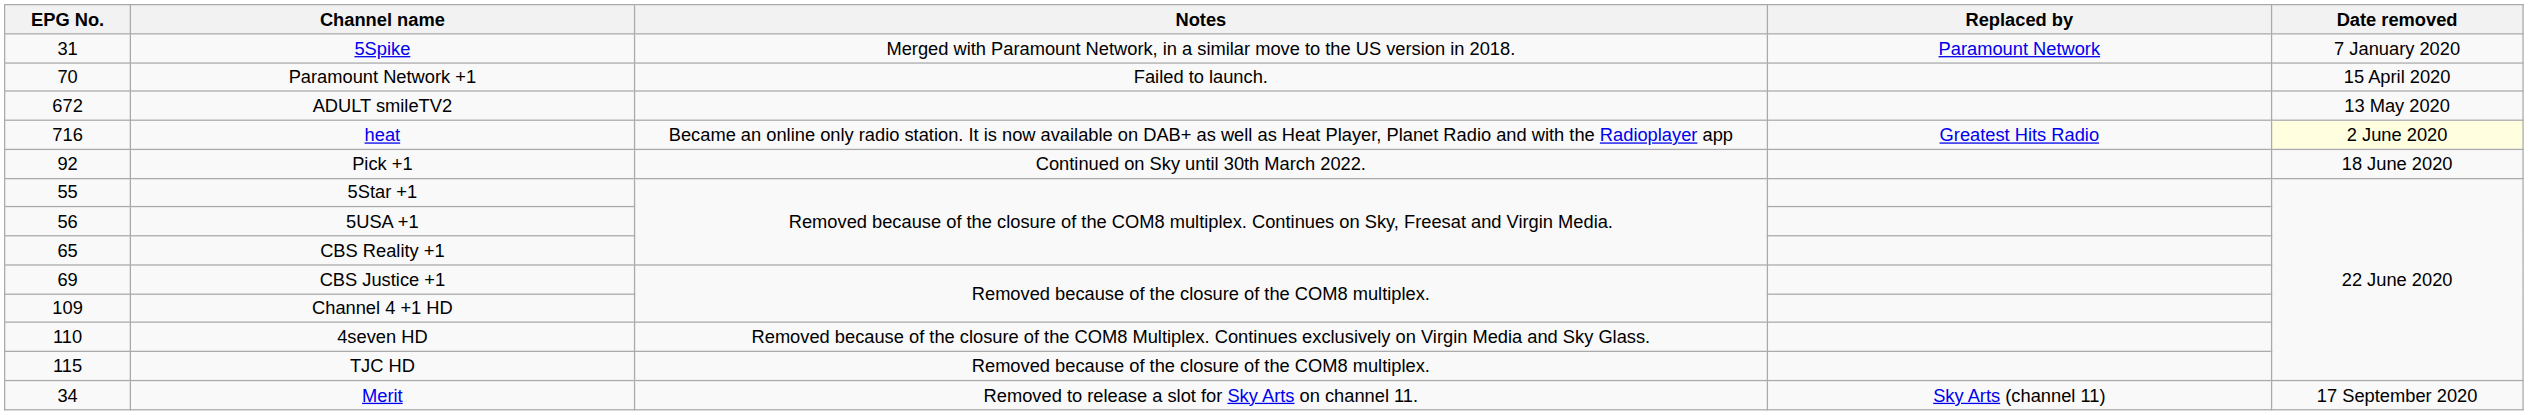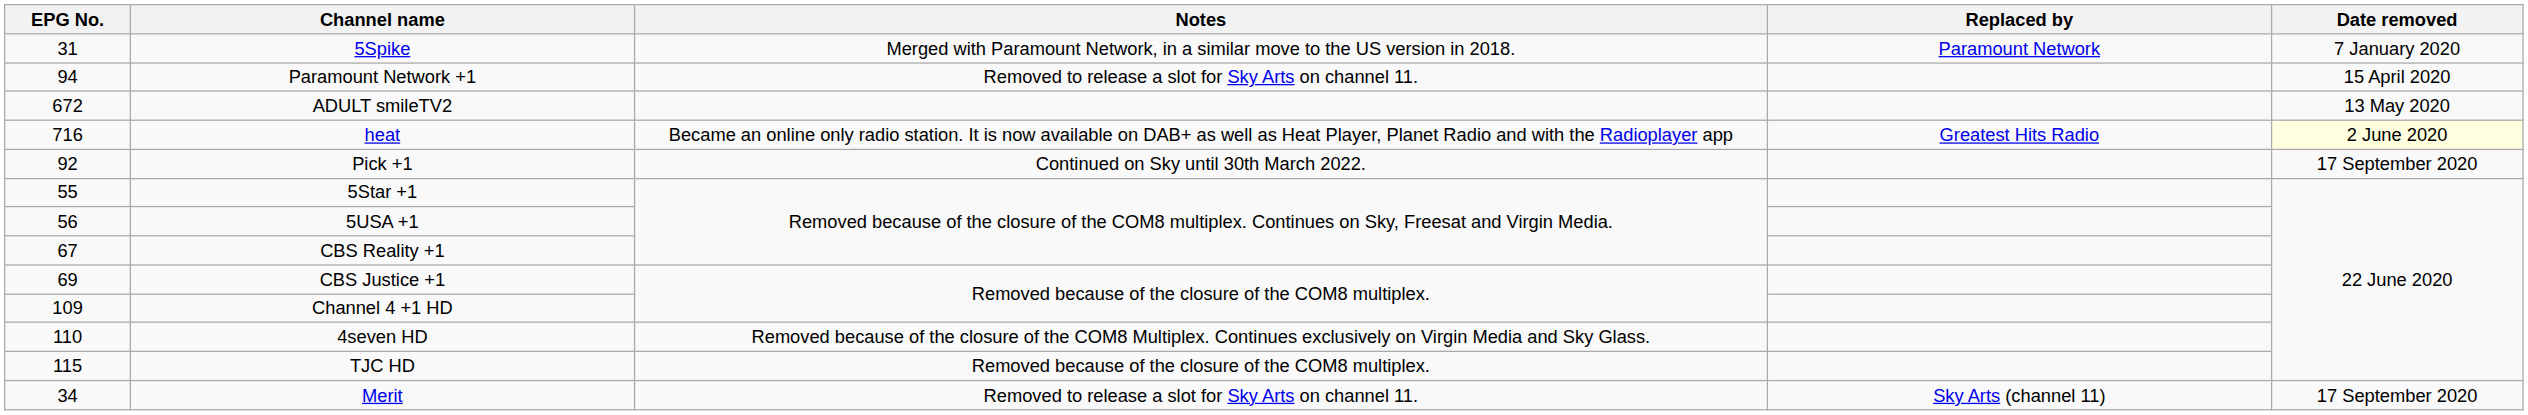(68, 77) 70 -> (68, 77) 94
(1201, 77) Failed to launch. -> (1201, 77) Removed to release a slot for Sky Arts on channel 11.
(2397, 164) 18 June 2020 -> (2397, 164) 17 September 2020
(68, 251) 65 -> (68, 251) 67
